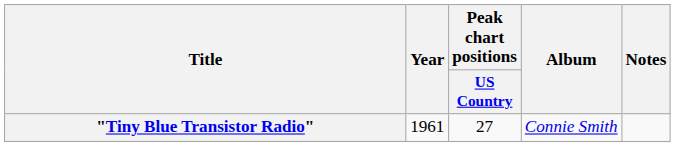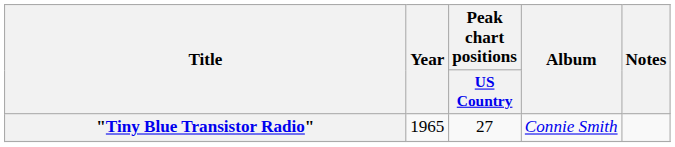(427, 127) 1961 -> (427, 127) 1965
